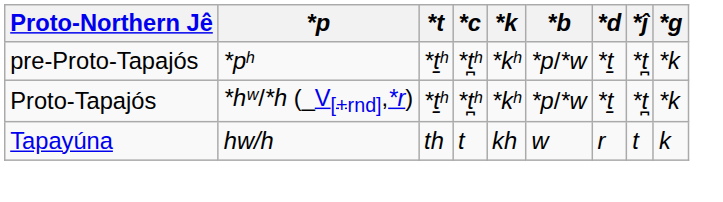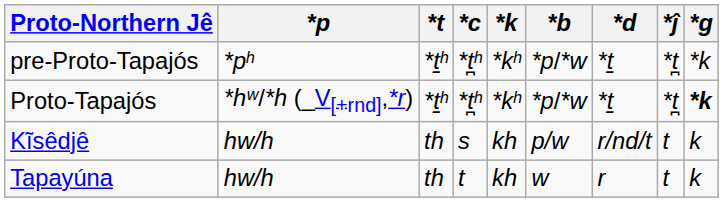(669, 100) normal -> (700, 100) bold
+ row: (50, 140)
